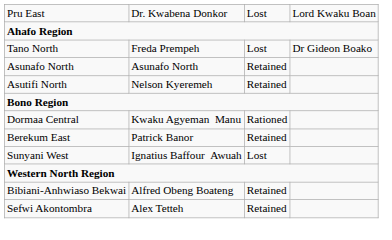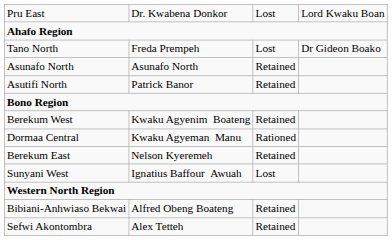(172, 84) Nelson Kyeremeh -> (162, 84) Patrick Banor
+ row: (40, 119)
(162, 137) Patrick Banor -> (172, 155) Nelson Kyeremeh
